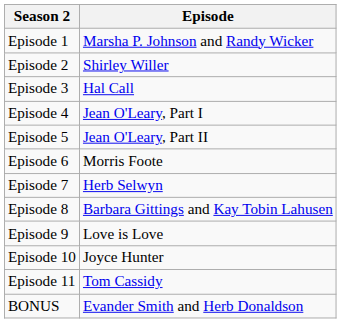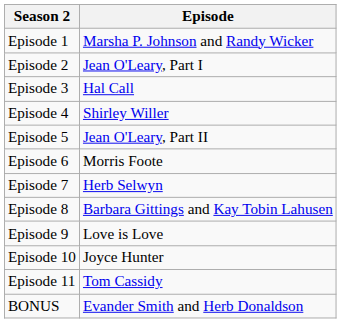(126, 64) Shirley Willer -> (143, 64) Jean O'Leary, Part I
(143, 112) Jean O'Leary, Part I -> (126, 112) Shirley Willer
